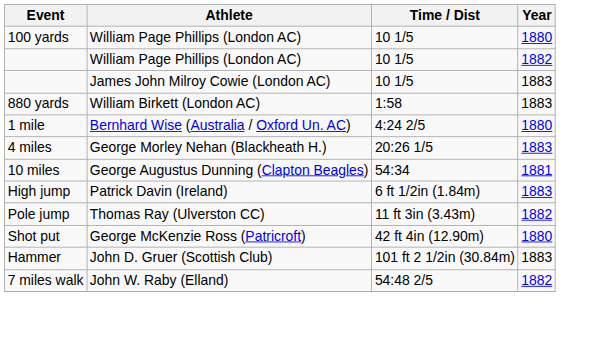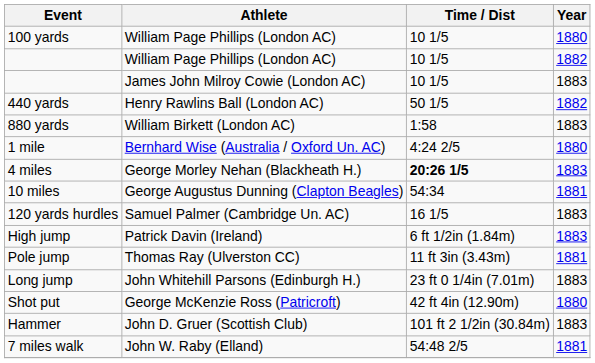+ row: (38, 103)
(404, 147) normal -> (439, 170) bold
+ row: (63, 214)
(537, 214) 1882 -> (572, 258) 1881
+ row: (40, 280)
(537, 280) 1882 -> (572, 346) 1881
